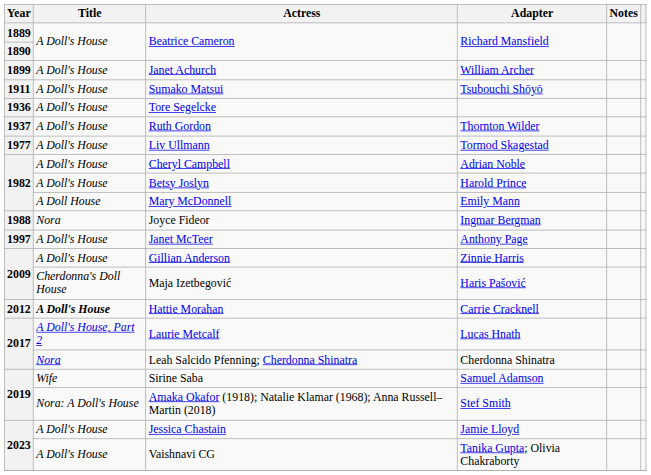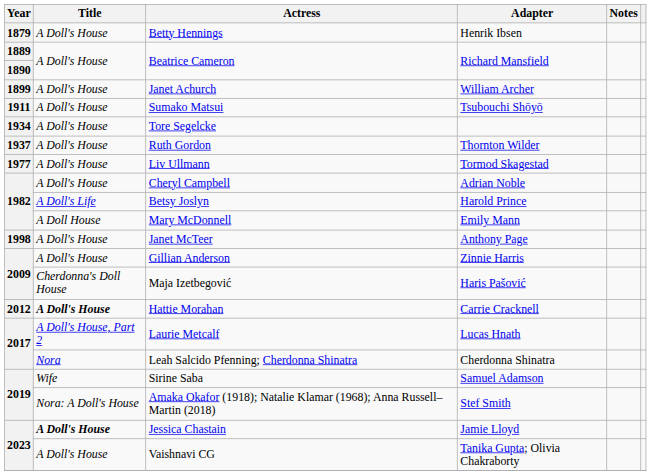+ row: (186, 32)
(19, 107) 1936 -> (19, 126) 1934
(72, 182) A Doll's House -> (66, 201) A Doll's Life
- row: (179, 220)
(19, 239) 1997 -> (19, 239) 1998
(72, 429) normal -> (73, 429) bold
